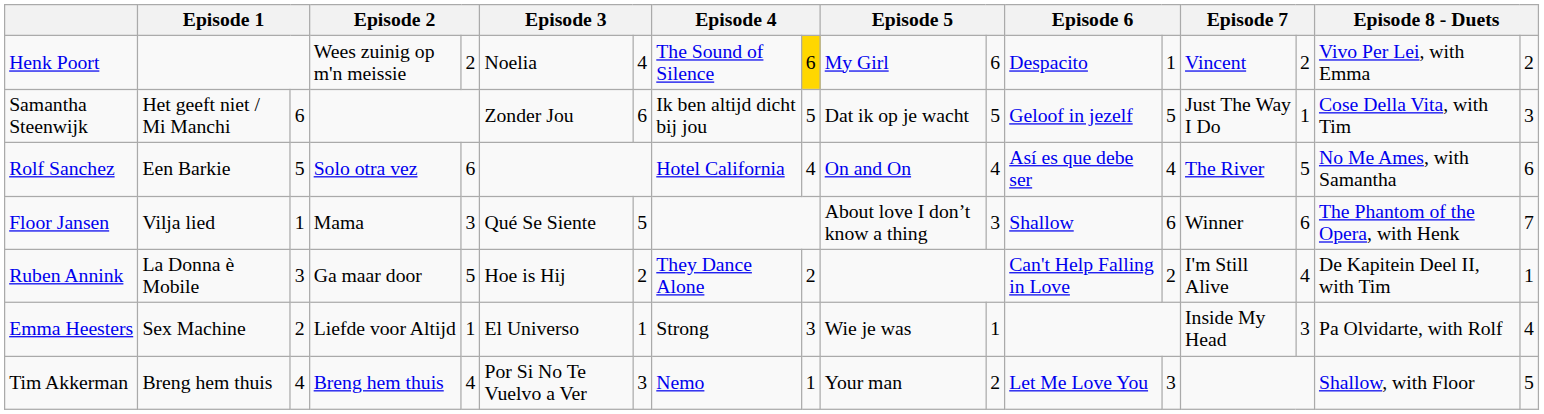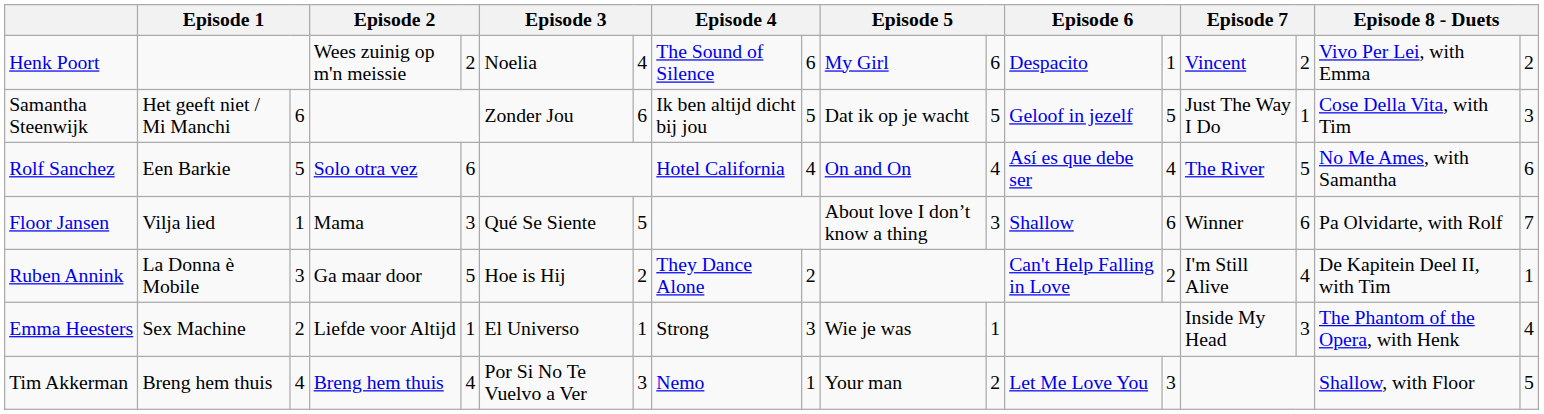(811, 62) gold background -> (811, 62) no background
(1397, 222) The Phantom of the Opera, with Henk -> (1411, 222) Pa Olvidarte, with Rolf
(1411, 329) Pa Olvidarte, with Rolf -> (1397, 329) The Phantom of the Opera, with Henk
